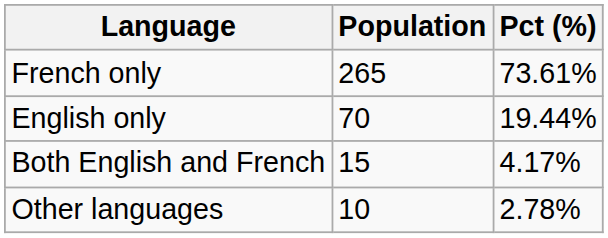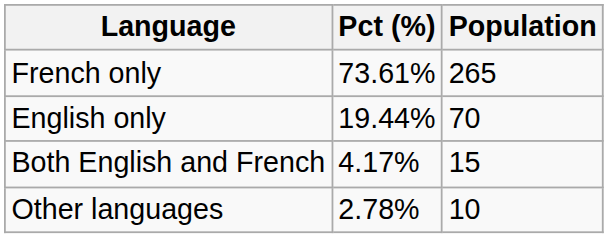columns swapped: (412, 27) <-> (548, 27)
